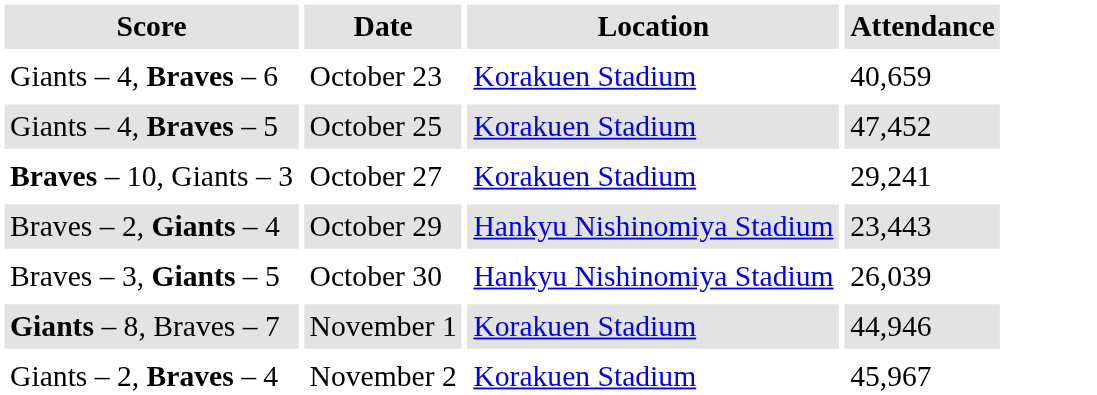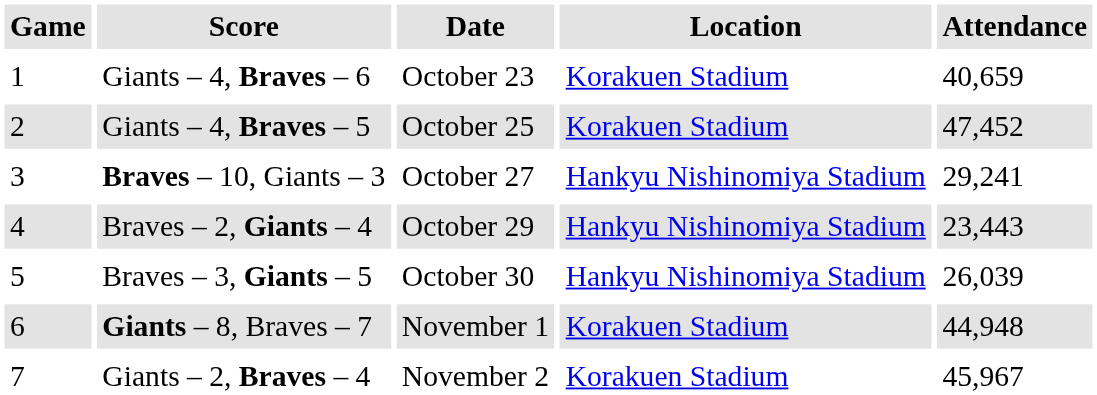+ column: (48, 26)
(585, 176) Korakuen Stadium -> (746, 176) Hankyu Nishinomiya Stadium
(891, 326) 44,946 -> (983, 326) 44,948
